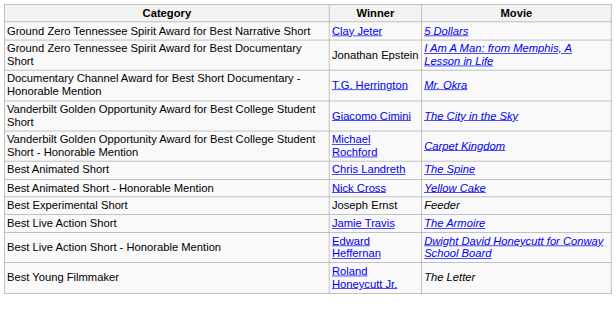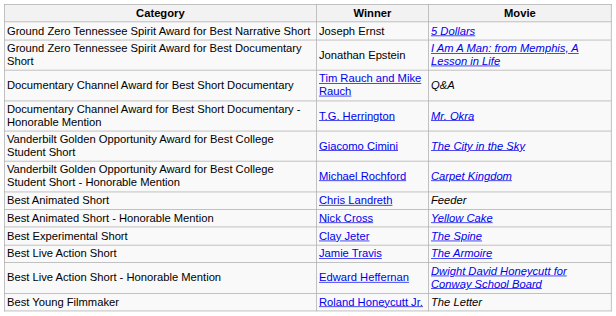(357, 31) Clay Jeter -> (352, 31) Joseph Ernst
+ row: (150, 85)
(450, 170) The Spine -> (449, 200) Feeder
(365, 205) Joseph Ernst -> (344, 236) Clay Jeter
(442, 205) Feeder -> (457, 236) The Spine
